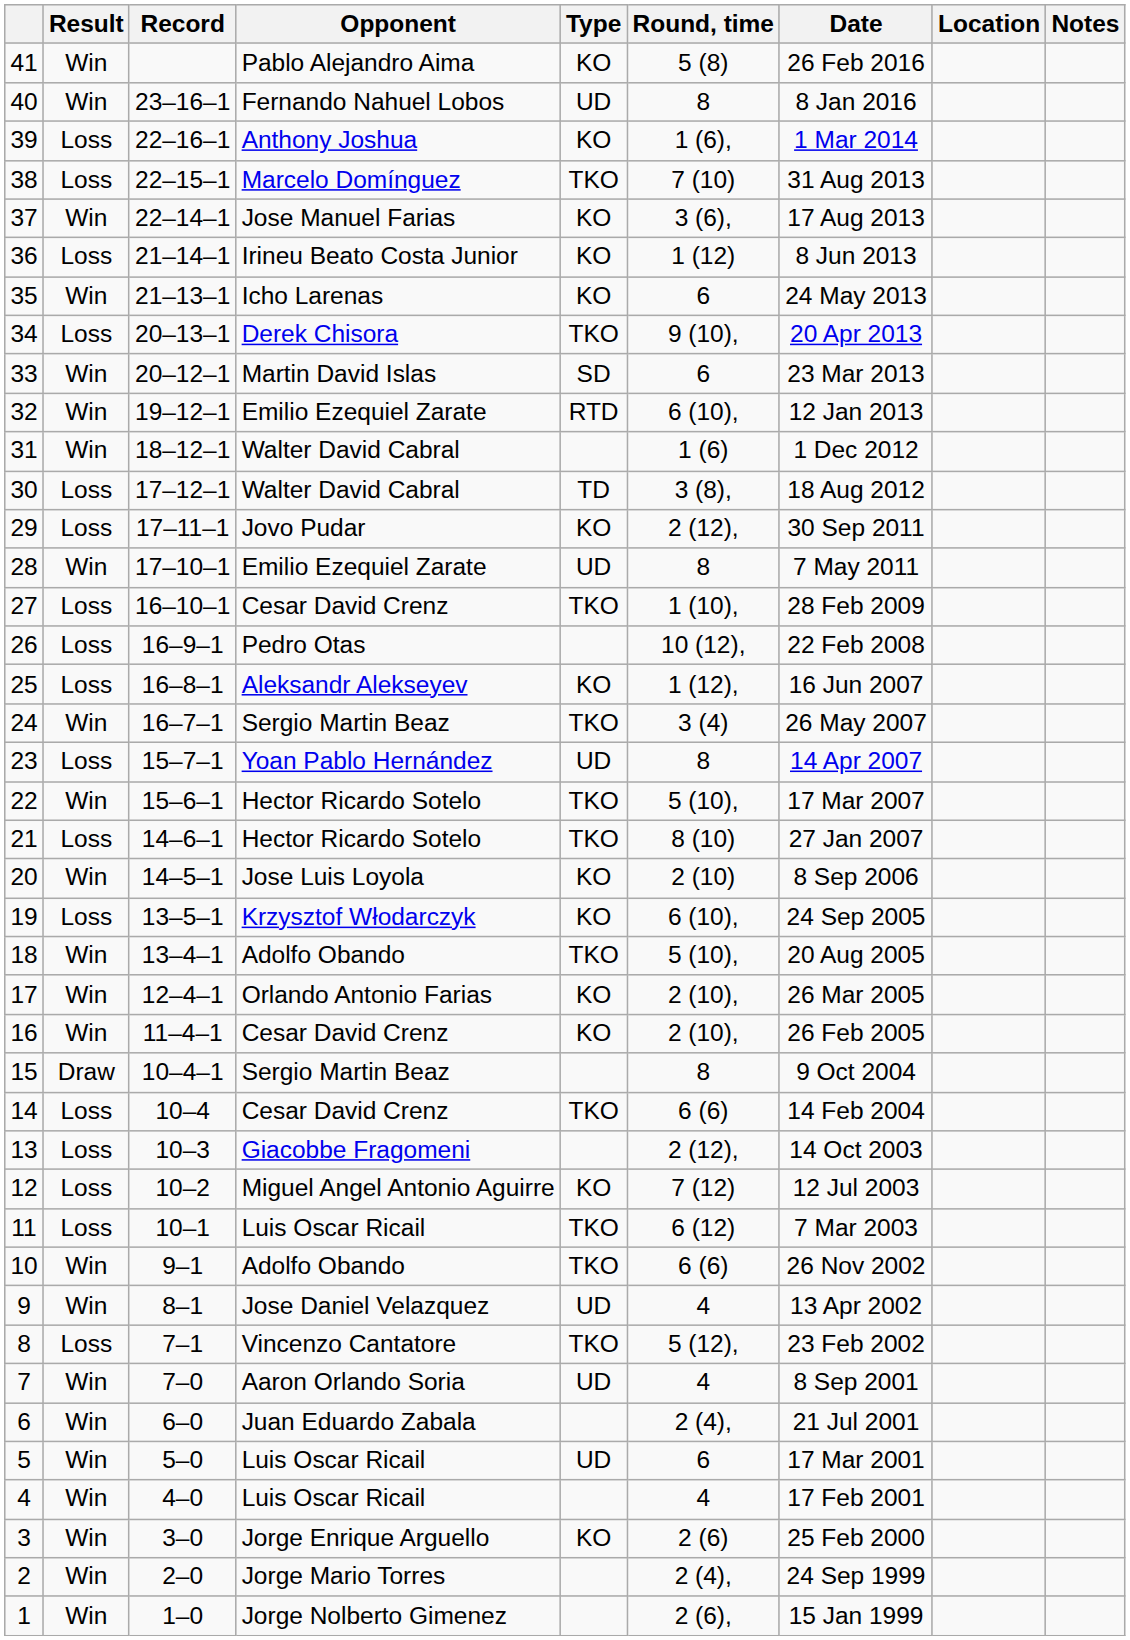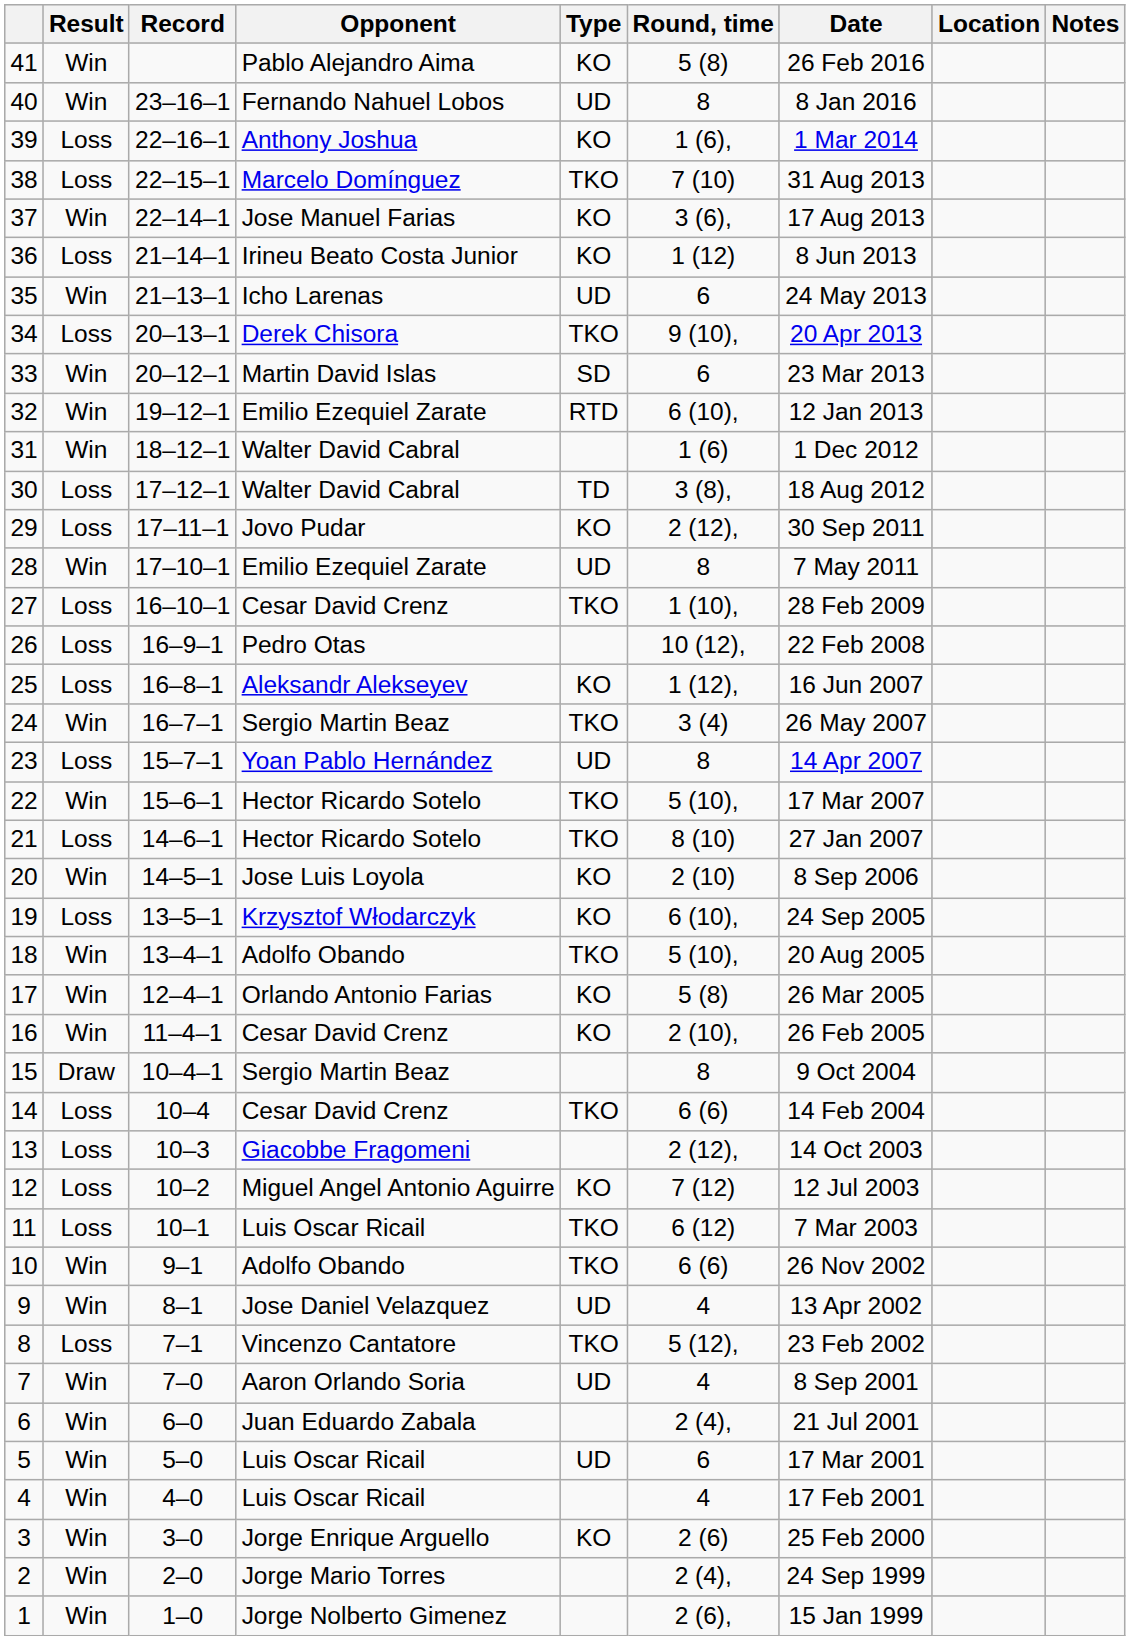(594, 295) KO -> (594, 295) UD
(703, 994) 2 (10), -> (703, 994) 5 (8)
